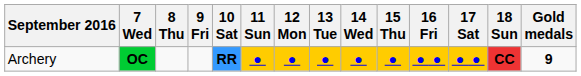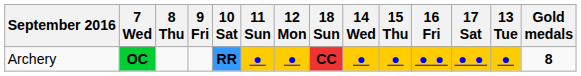columns swapped: (325, 25) <-> (504, 25)
(549, 59) 9 -> (549, 59) 8
